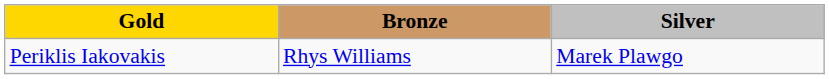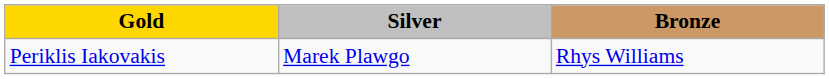columns swapped: (688, 21) <-> (415, 21)
